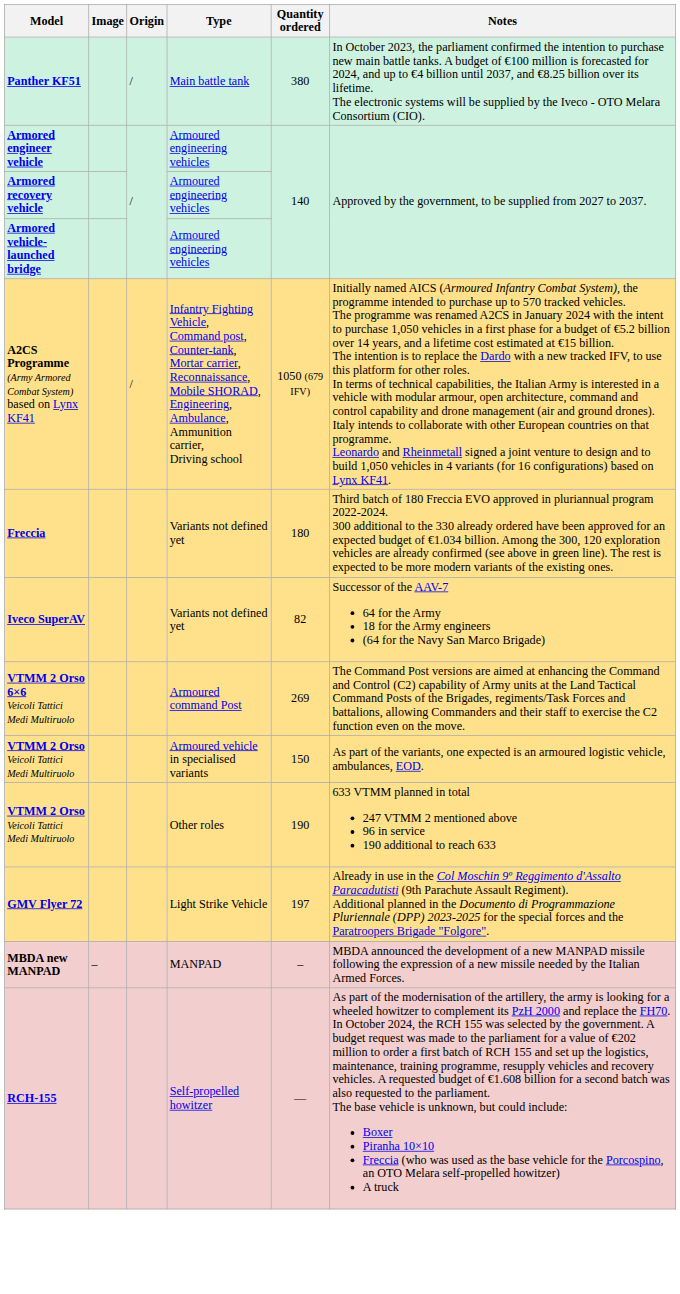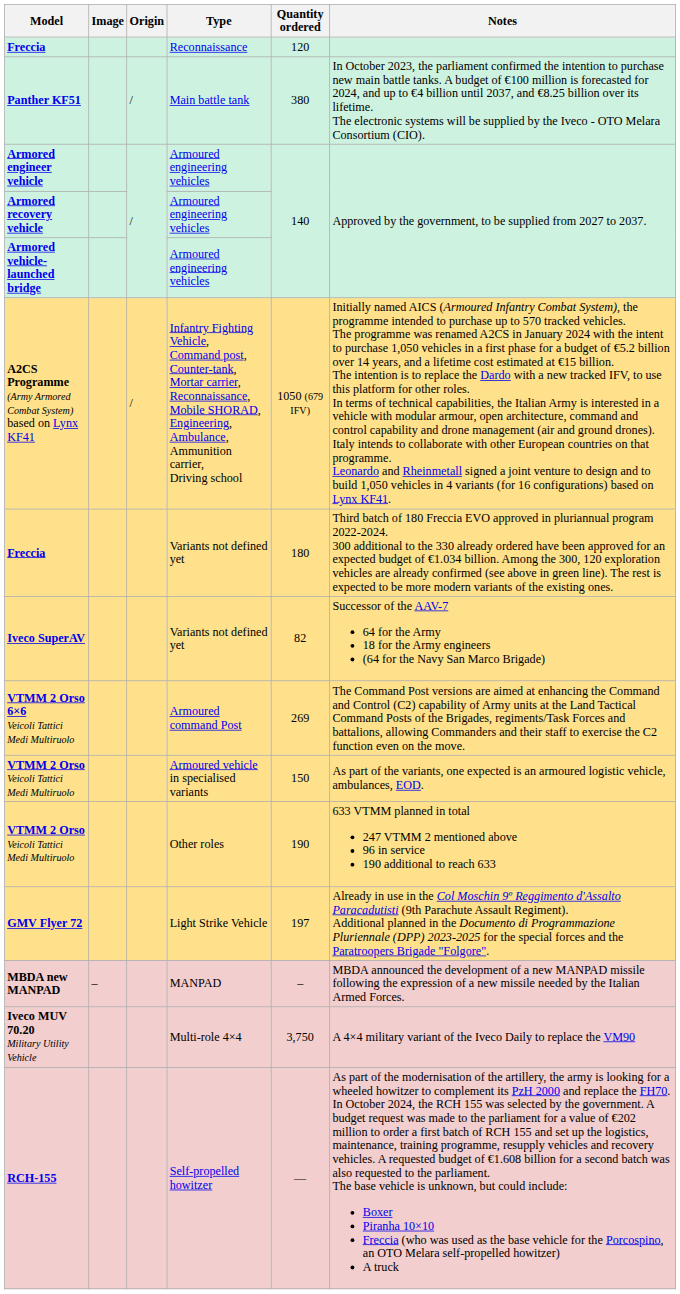+ row: (26, 47)
+ row: (38, 1037)
